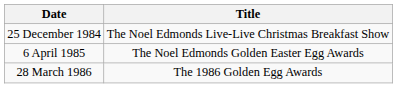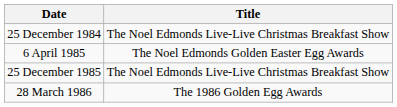+ row: (54, 72)
